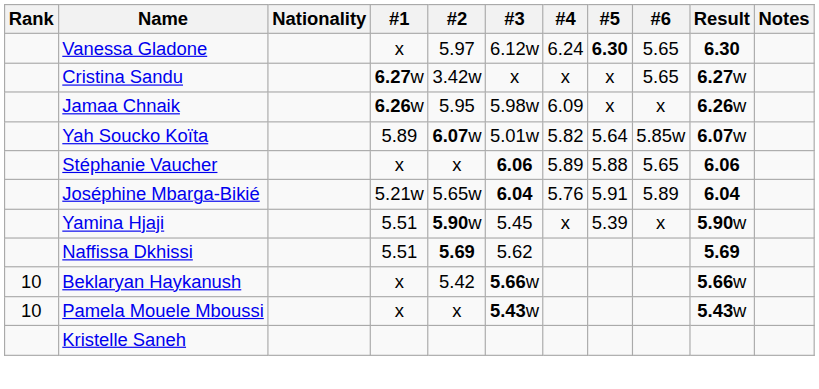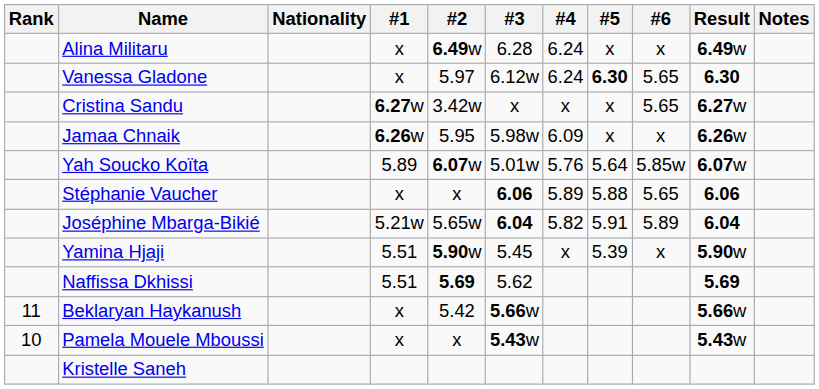+ row: (115, 48)
(565, 135) 5.82 -> (565, 164) 5.76
(565, 194) 5.76 -> (565, 223) 5.82
(31, 281) 10 -> (31, 310) 11
